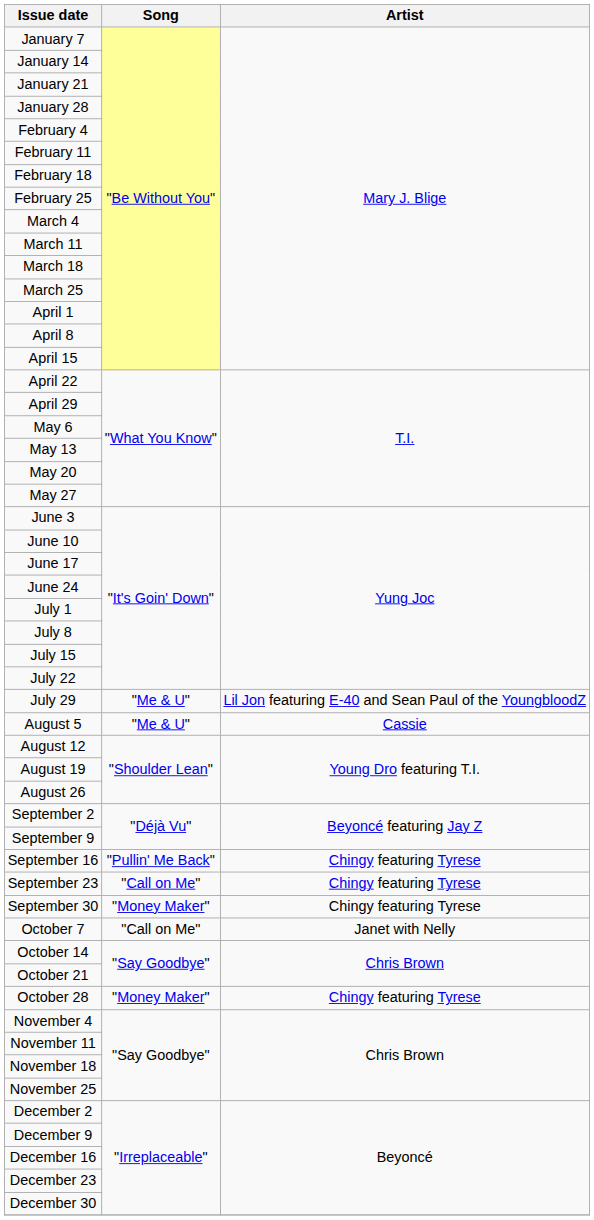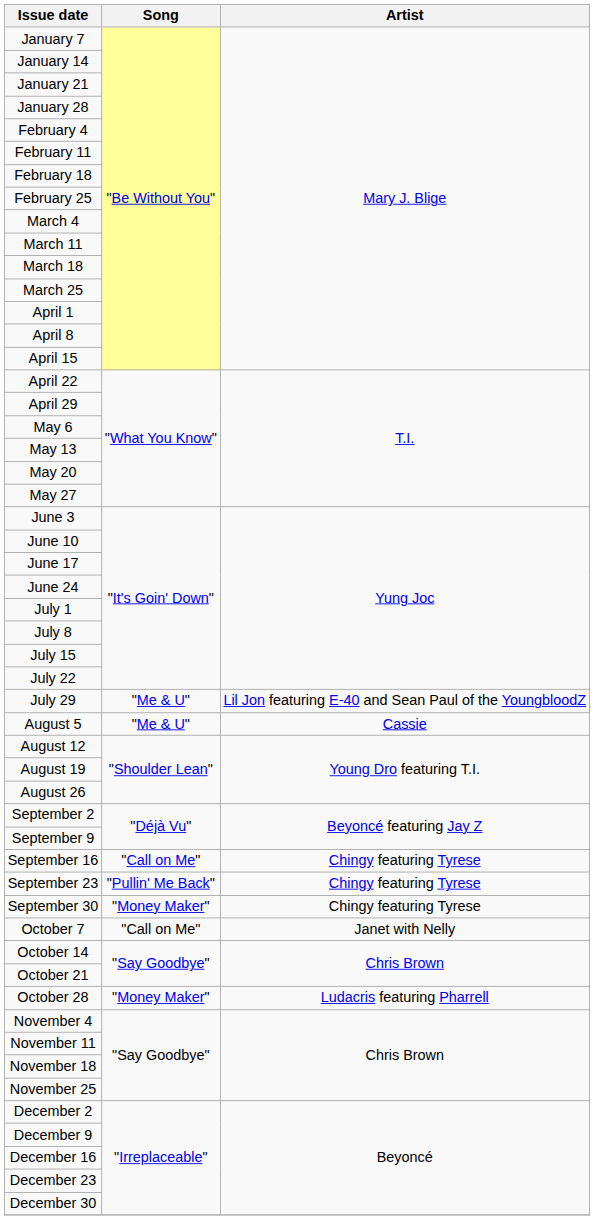(161, 860) "Pullin' Me Back" -> (161, 860) "Call on Me"
(161, 883) "Call on Me" -> (161, 883) "Pullin' Me Back"
(405, 997) Chingy featuring Tyrese -> (405, 997) Ludacris featuring Pharrell
